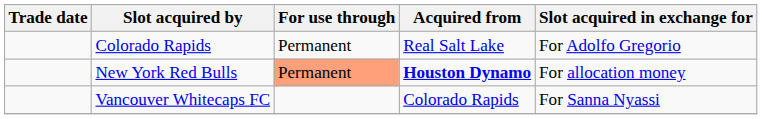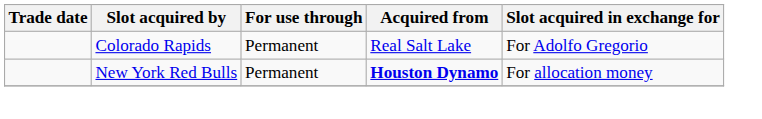(315, 72) lightsalmon background -> (282, 72) no background
- row: (183, 99)
